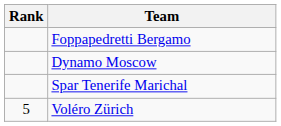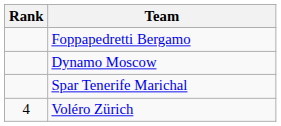(26, 109) 5 -> (26, 109) 4
